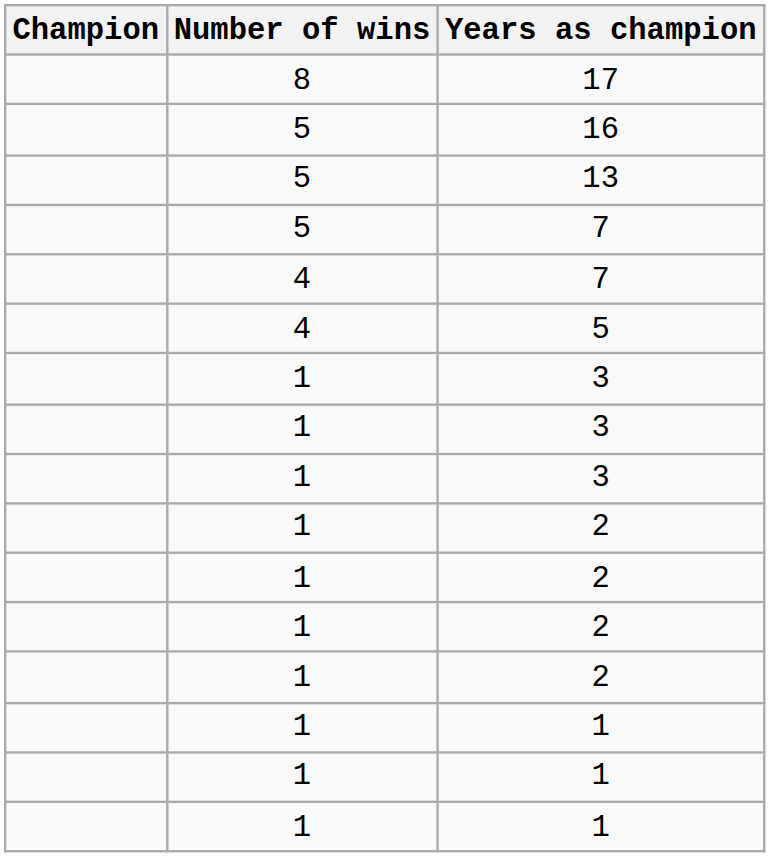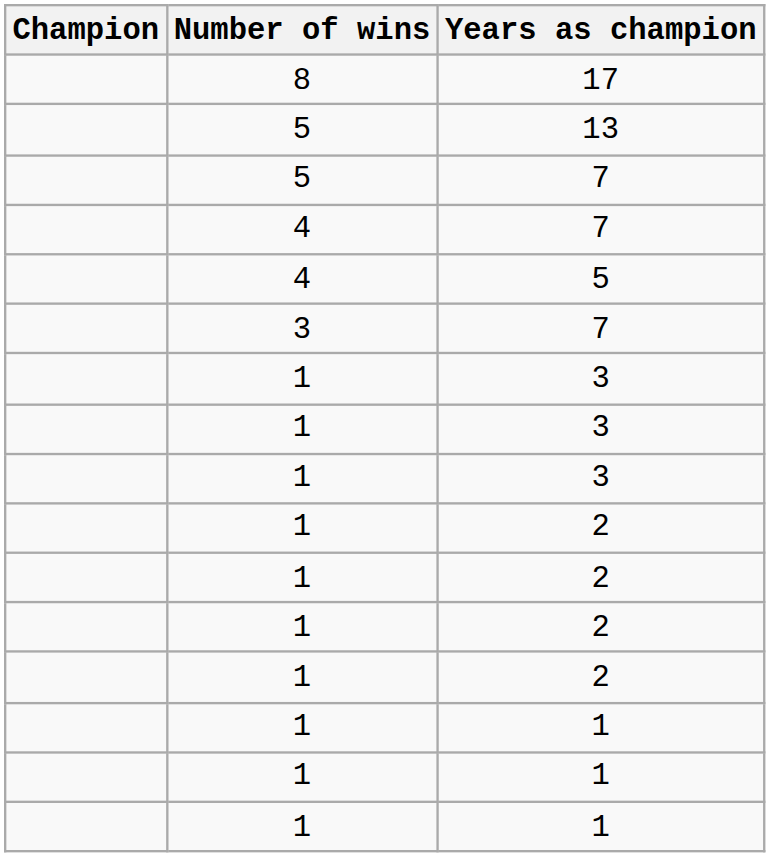- row: (302, 130)
+ row: (302, 329)
